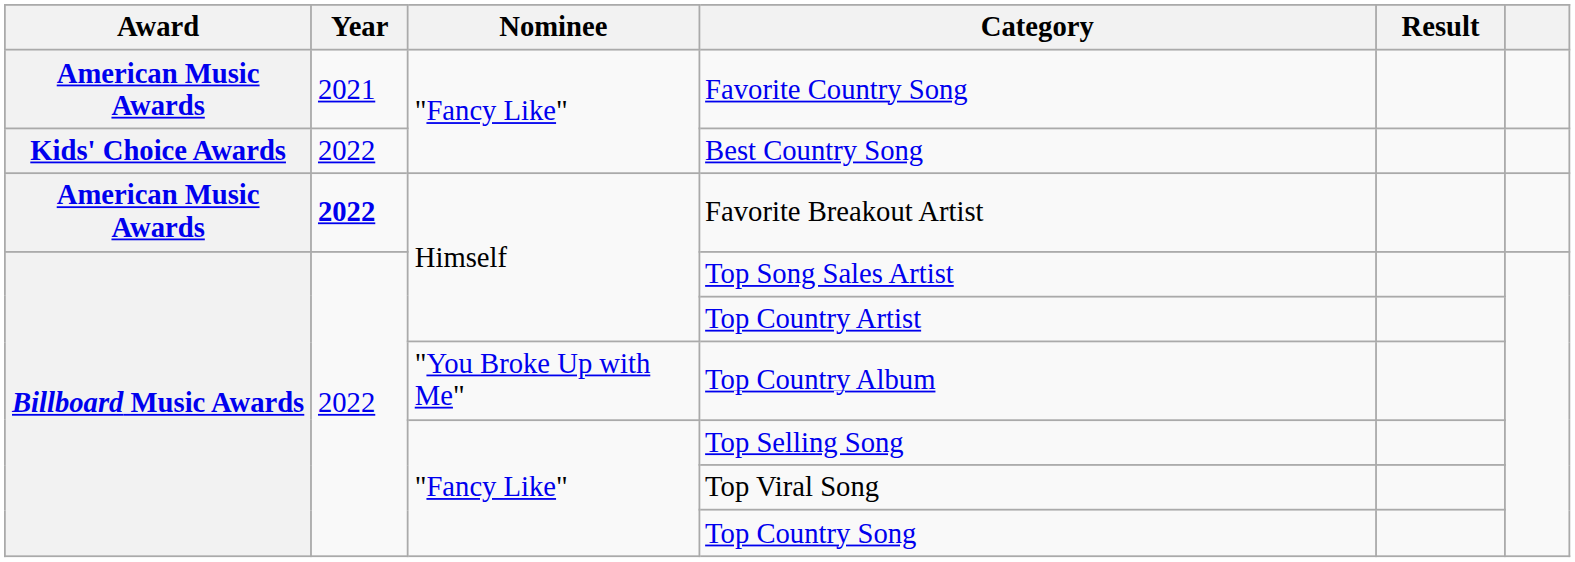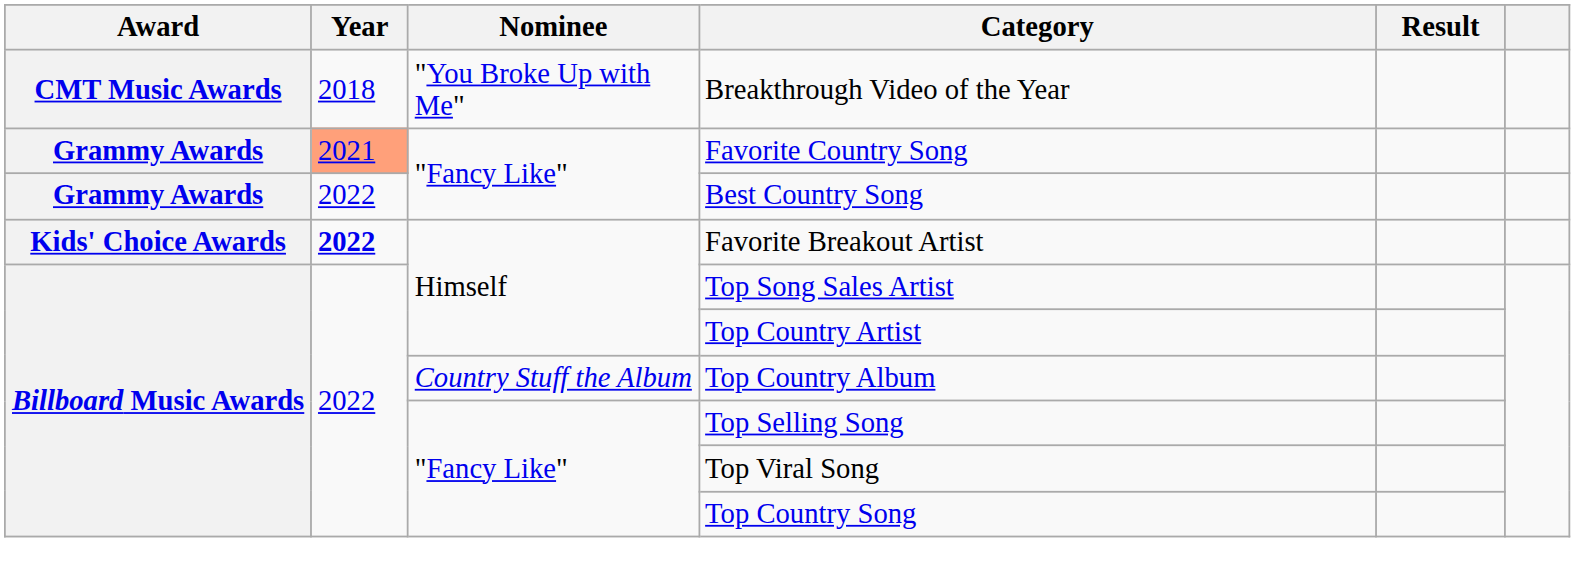+ row: (887, 88)
(158, 88) American Music Awards -> (158, 150) Grammy Awards
(347, 88) no background -> (347, 150) lightsalmon background
(158, 150) Kids' Choice Awards -> (158, 195) Grammy Awards
(158, 211) American Music Awards -> (158, 241) Kids' Choice Awards
(533, 380) "You Broke Up with Me" -> (553, 377) Country Stuff the Album
